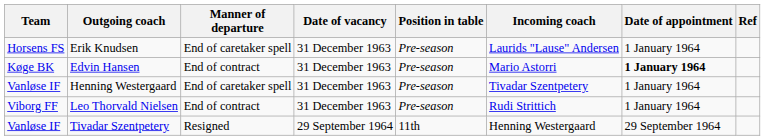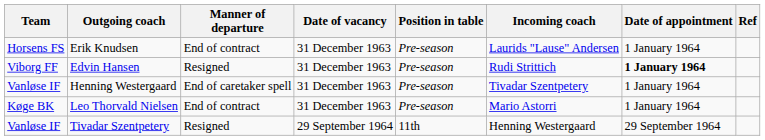(238, 47) End of caretaker spell -> (222, 47) End of contract
(31, 67) Køge BK -> (33, 67) Viborg FF
(222, 67) End of contract -> (207, 67) Resigned
(523, 67) Mario Astorri -> (522, 67) Rudi Strittich
(33, 106) Viborg FF -> (31, 106) Køge BK
(522, 106) Rudi Strittich -> (523, 106) Mario Astorri
